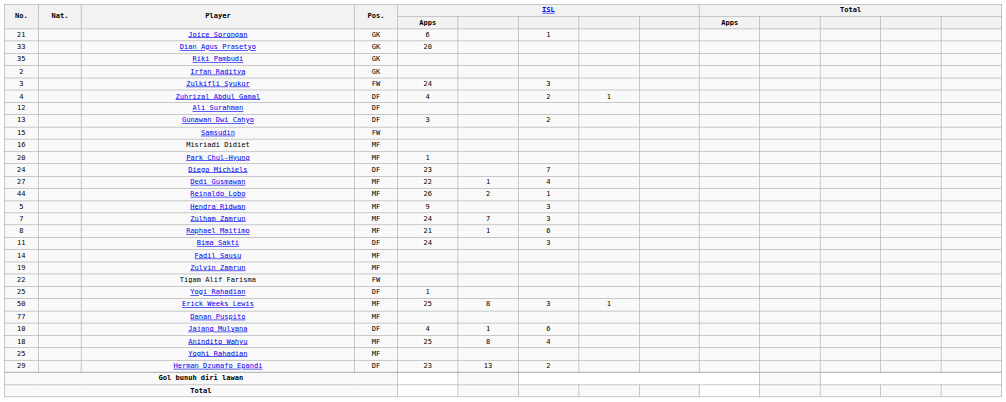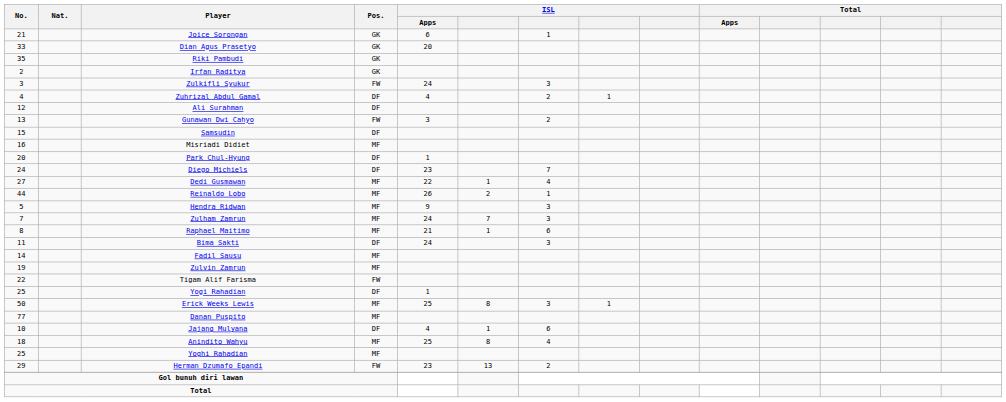(376, 121) DF -> (376, 121) FW
(376, 133) FW -> (376, 133) DF
(376, 157) MF -> (376, 157) DF
(376, 366) DF -> (376, 366) FW
